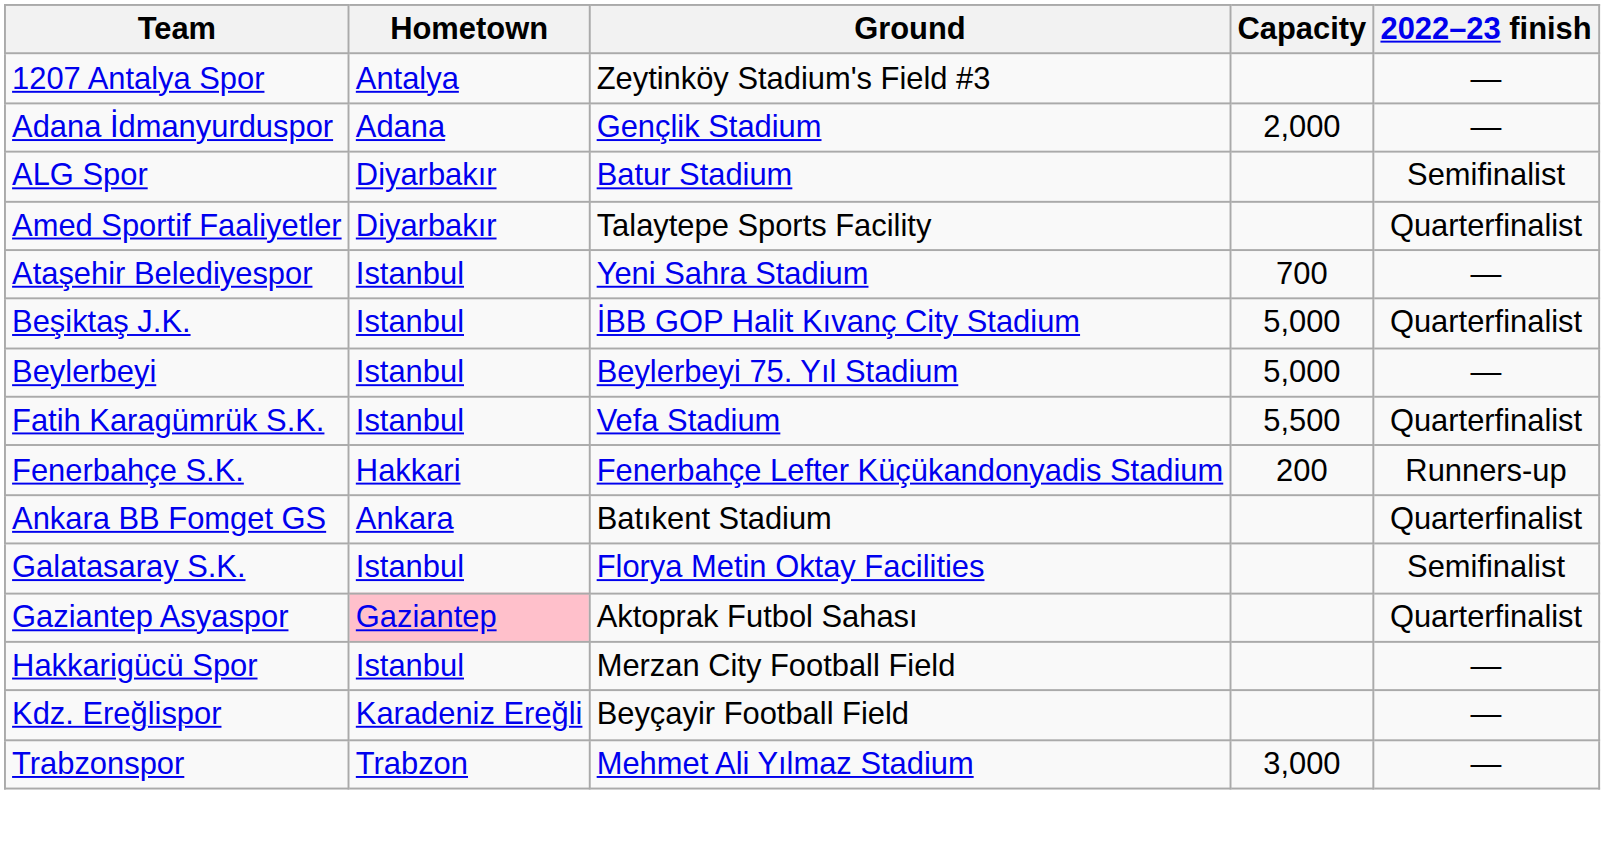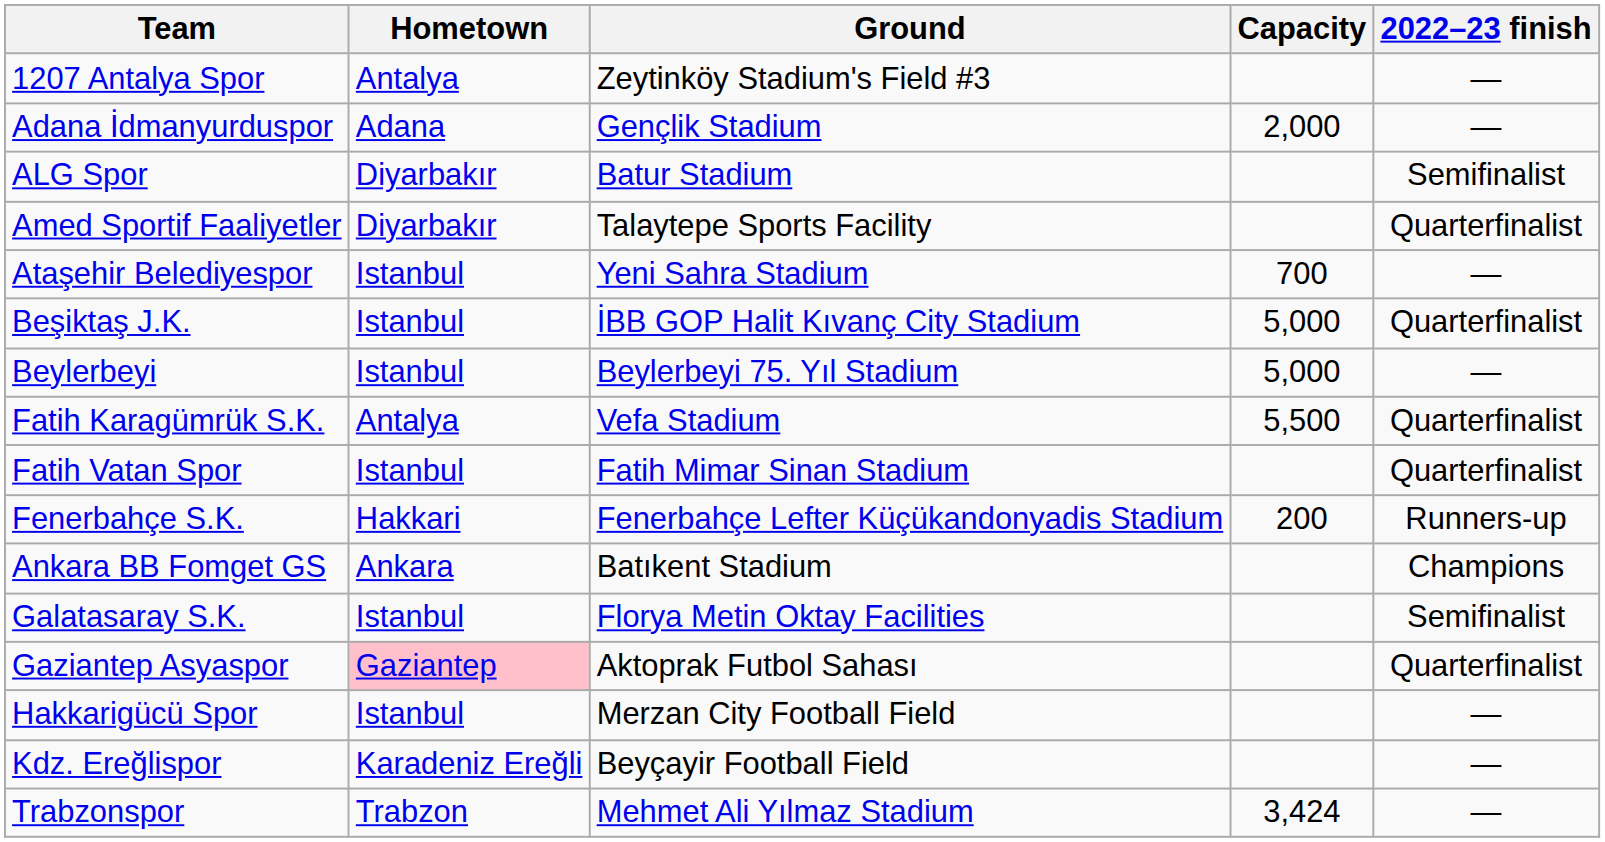(410, 420) Istanbul -> (407, 420) Antalya
+ row: (127, 469)
(1486, 518) Quarterfinalist -> (1486, 567) Champions
(1302, 763) 3,000 -> (1302, 812) 3,424
